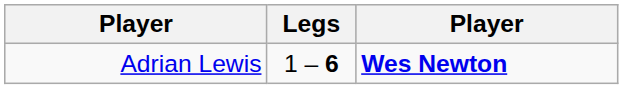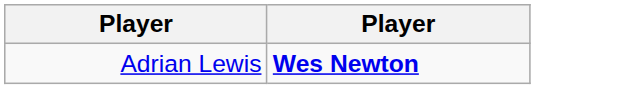- column: (311, 24)
